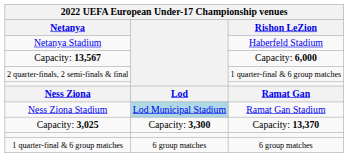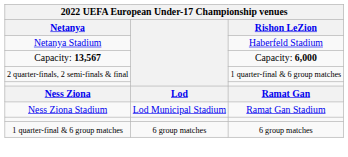(179, 109) lightblue background -> (179, 109) no background
- row: (68, 125)
